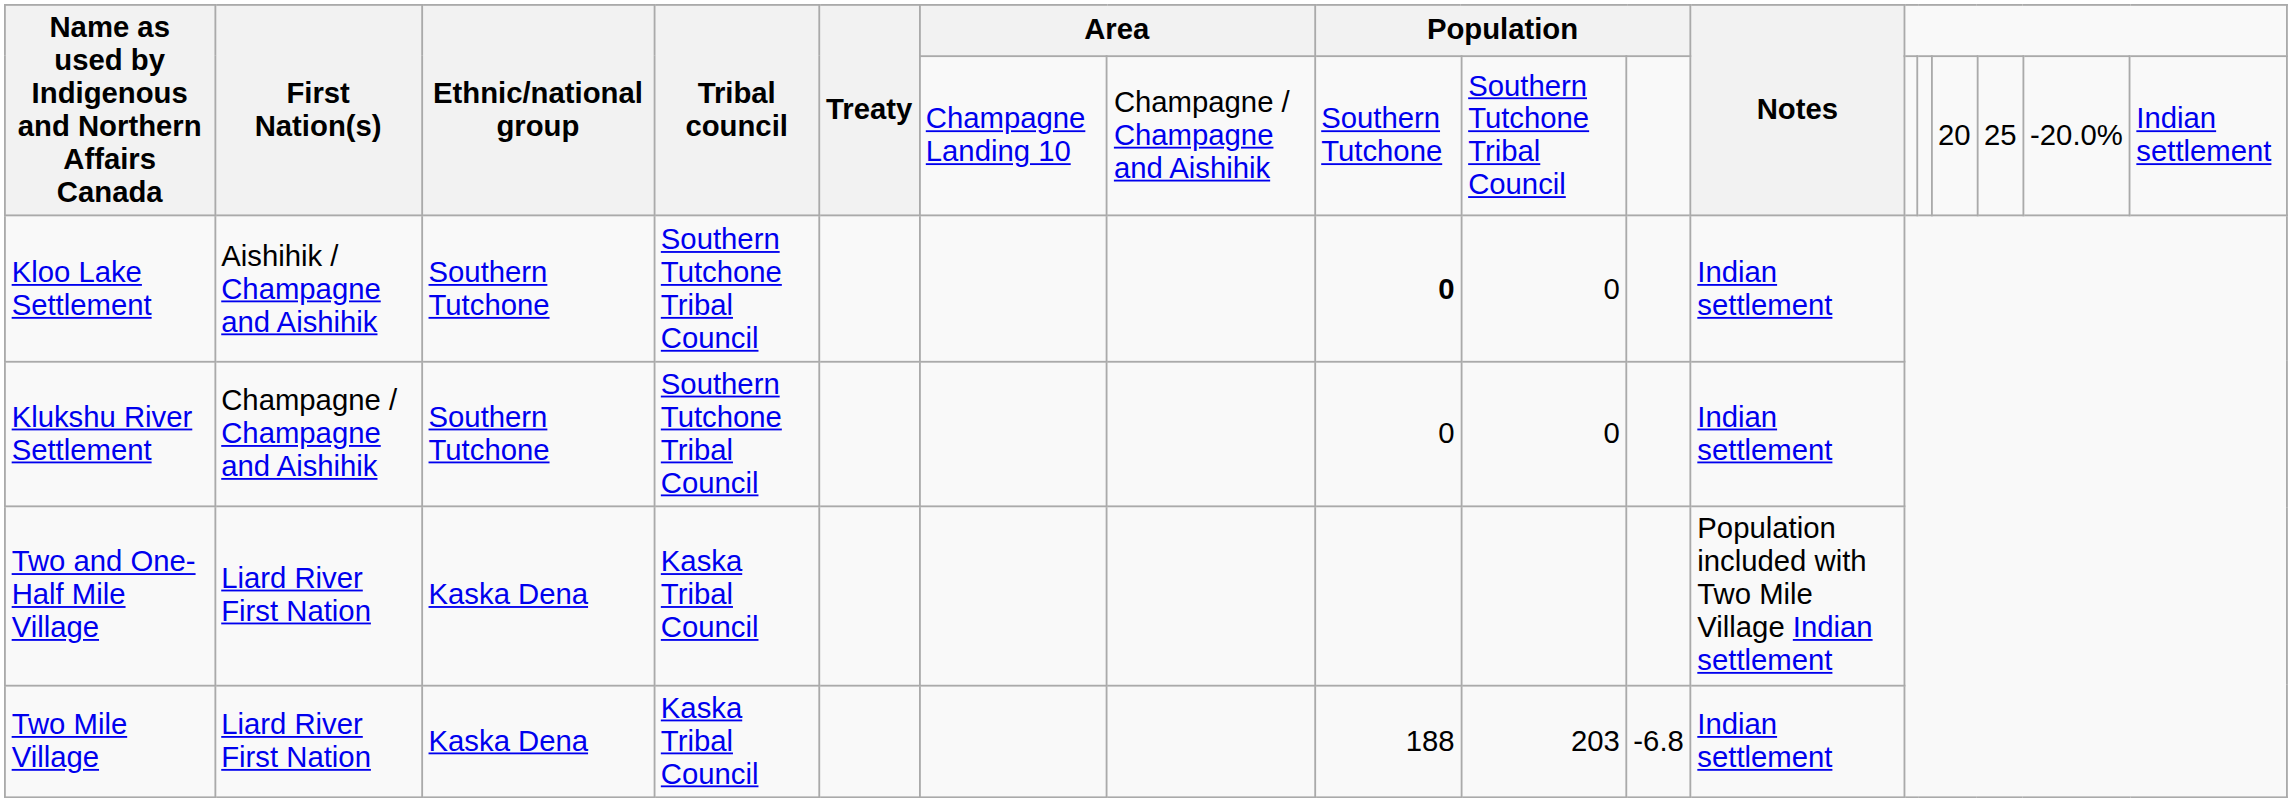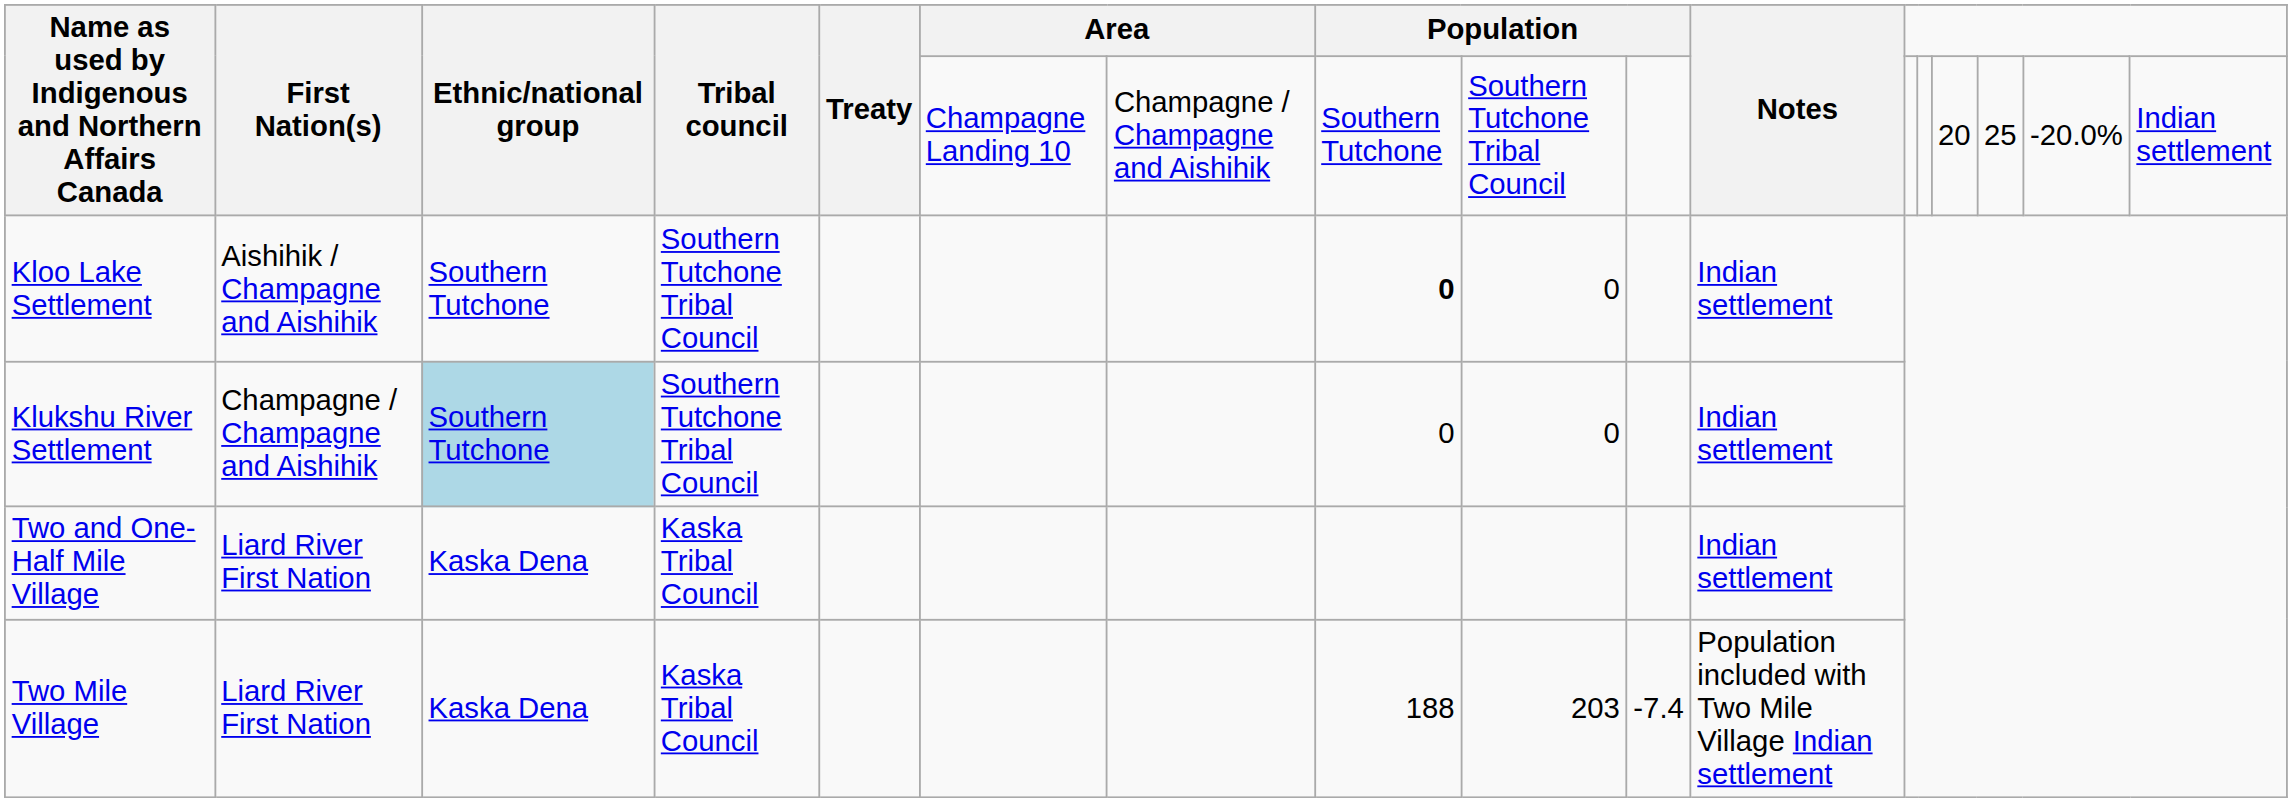(489, 433) no background -> (489, 433) lightblue background
(1785, 595) Population included with Two Mile Village Indian settlement -> (1765, 562) Indian settlement
(1659, 740) -6.8 -> (1659, 707) -7.4
(1765, 740) Indian settlement -> (1785, 707) Population included with Two Mile Village Indian settlement
